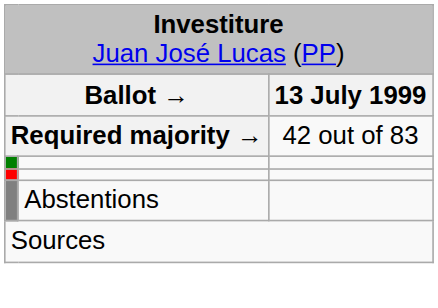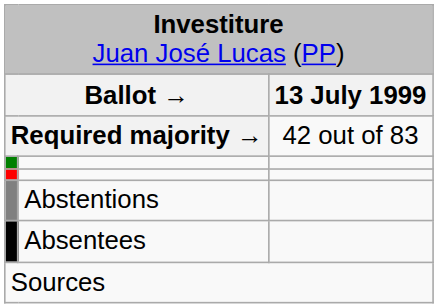+ row: (12, 241)
